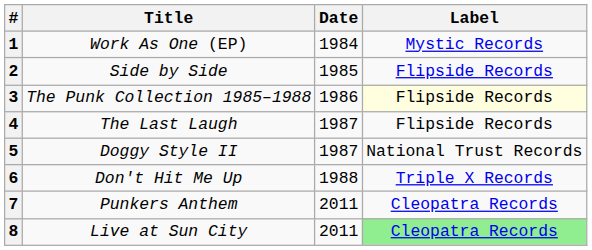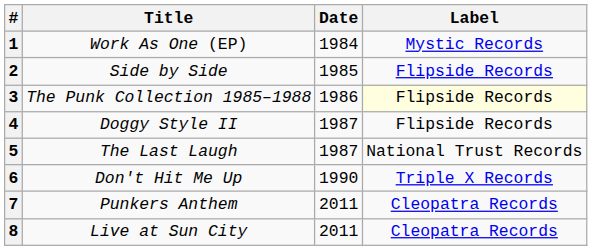(169, 125) The Last Laugh -> (169, 125) Doggy Style II
(169, 151) Doggy Style II -> (169, 151) The Last Laugh
(339, 178) 1988 -> (339, 178) 1990
(474, 232) lightgreen background -> (474, 232) no background
